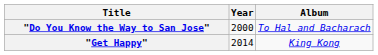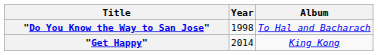(242, 27) 2000 -> (242, 27) 1998
